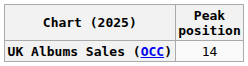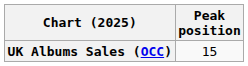(209, 51) 14 -> (209, 51) 15
